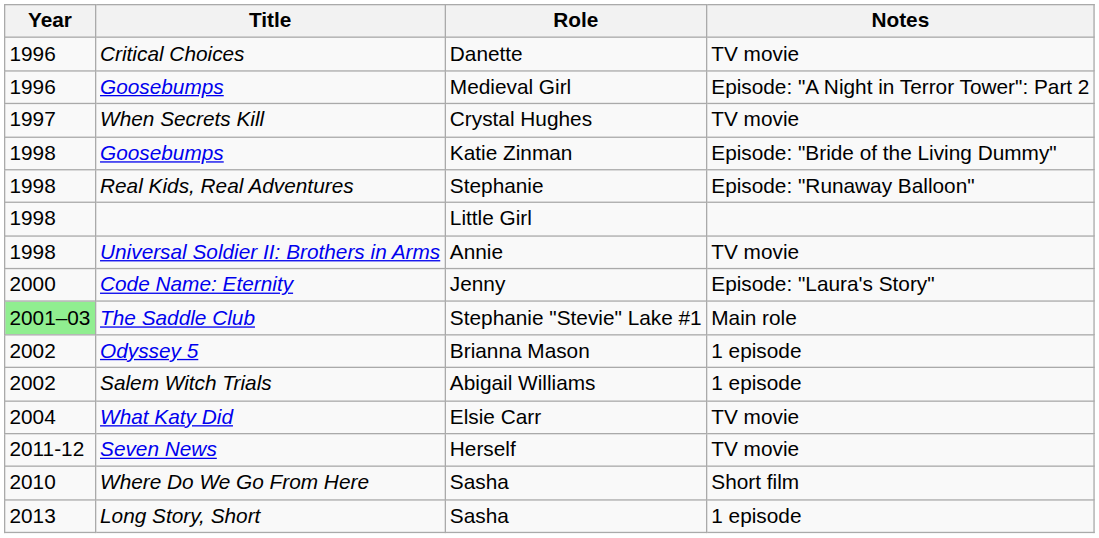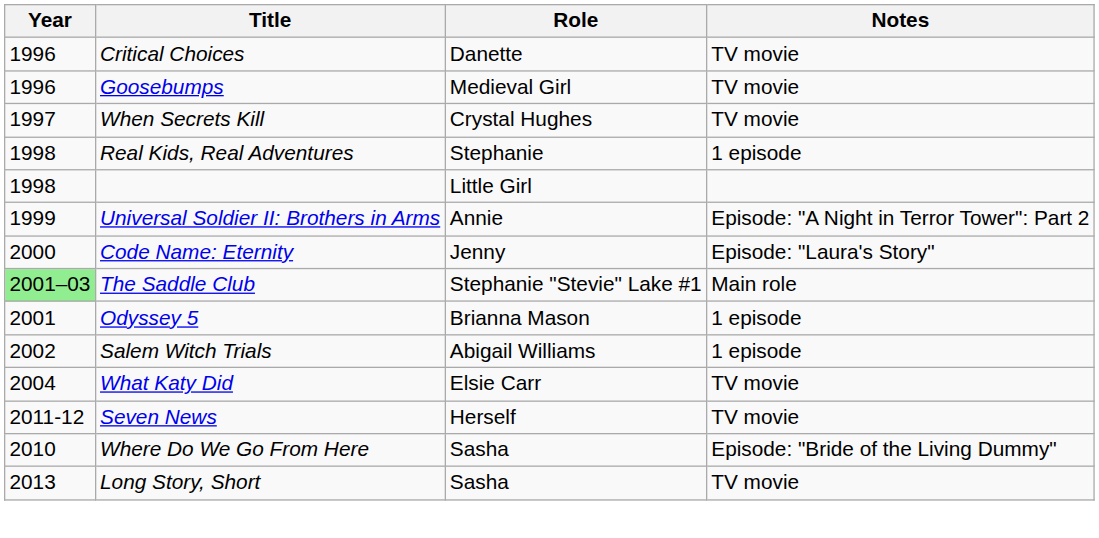(900, 86) Episode: "A Night in Terror Tower": Part 2 -> (755, 86) TV movie
- row: (162, 152)
(843, 185) Episode: "Runaway Balloon" -> (756, 152) 1 episode
(33, 251) 1998 -> (33, 218) 1999
(755, 251) TV movie -> (900, 218) Episode: "A Night in Terror Tower": Part 2
(33, 350) 2002 -> (33, 317) 2001
(755, 482) Short film -> (884, 449) Episode: "Bride of the Living Dummy"
(756, 515) 1 episode -> (755, 482) TV movie
